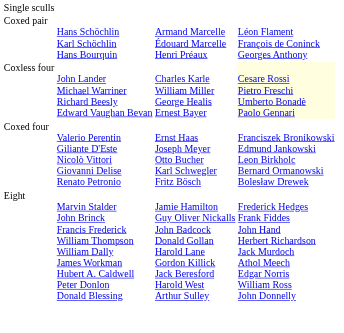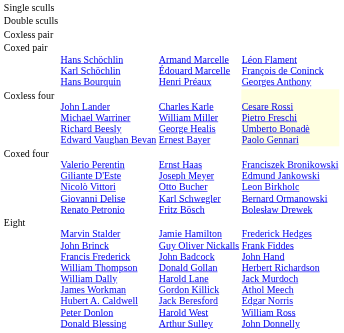+ row: (31, 21)
+ row: (29, 34)
